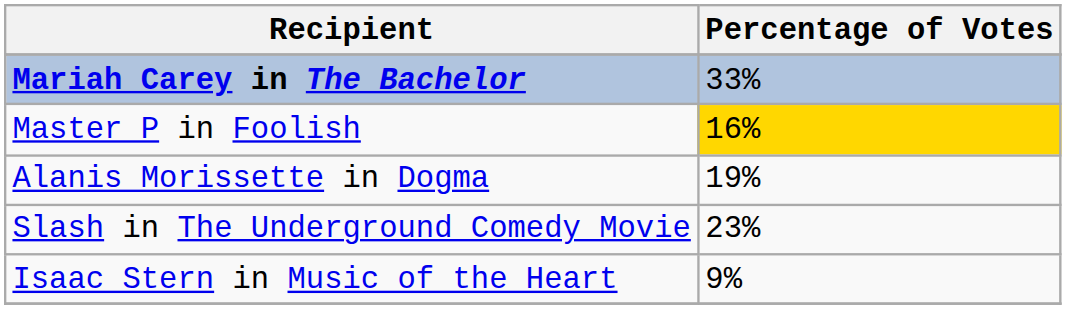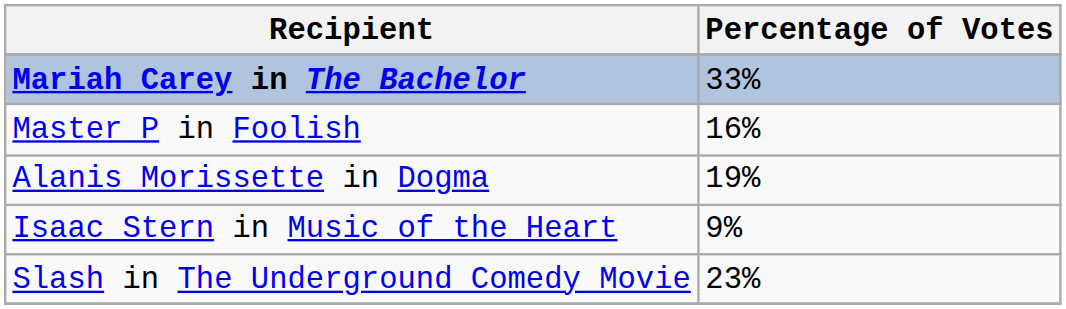(733, 130) gold background -> (733, 130) no background
rows swapped: (352, 229) <-> (315, 279)
